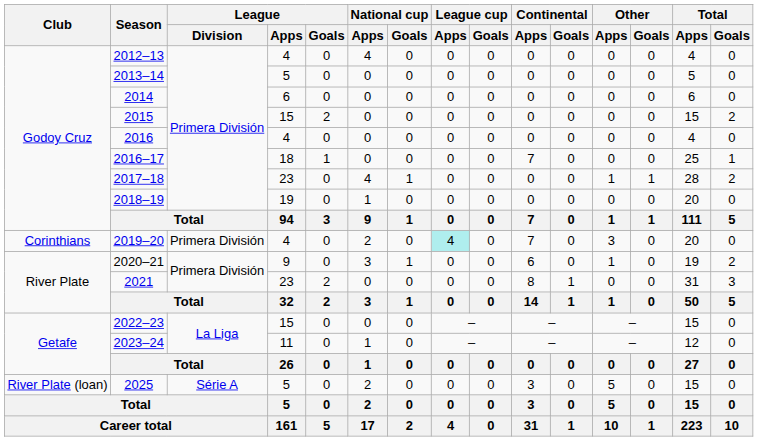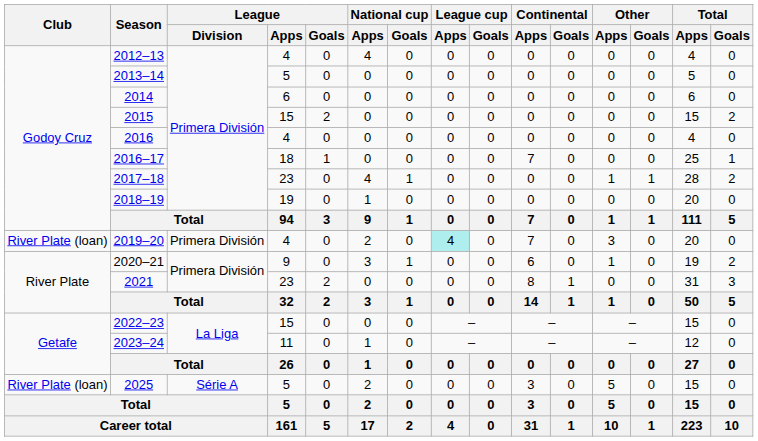(57, 240) Corinthians -> (57, 240) River Plate (loan)
